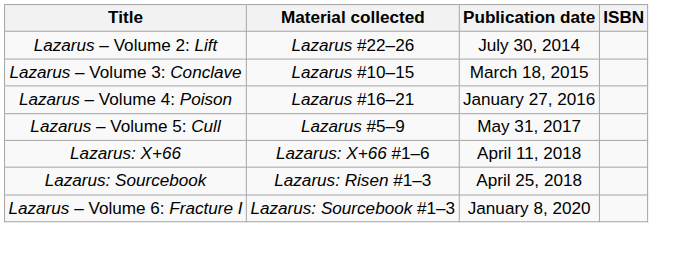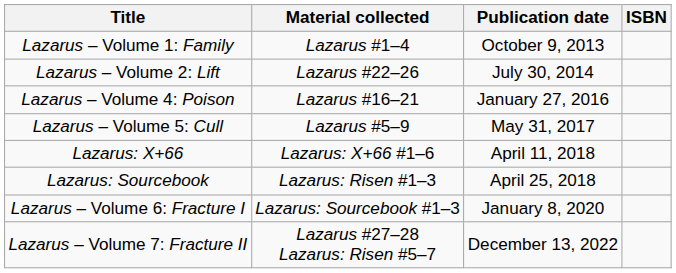+ row: (128, 45)
- row: (126, 72)
+ row: (128, 244)
